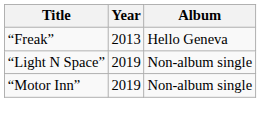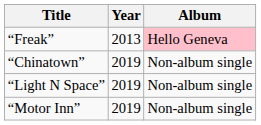(188, 39) no background -> (188, 39) pink background
+ row: (46, 62)
